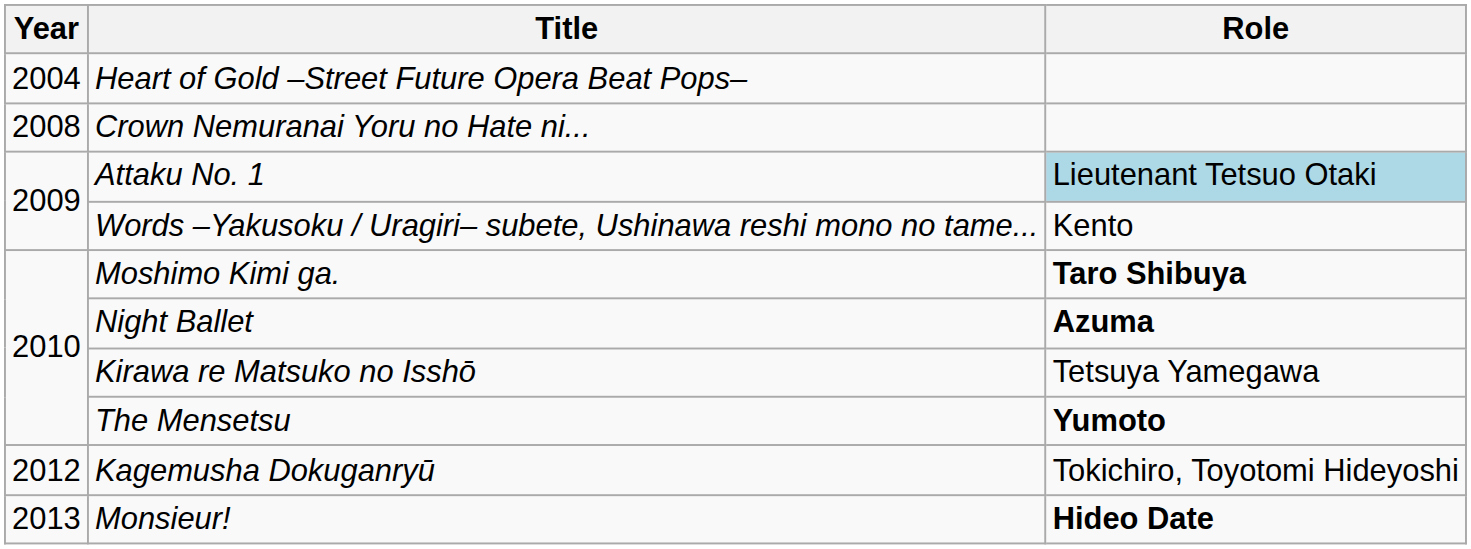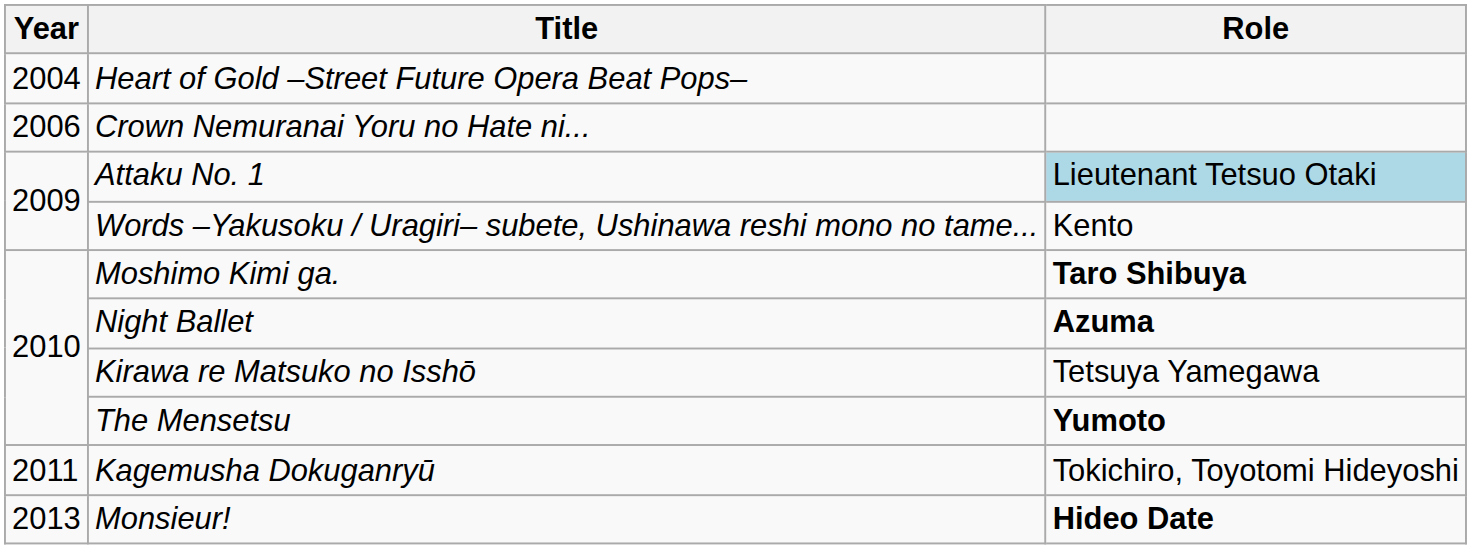(46, 126) 2008 -> (46, 126) 2006
(46, 469) 2012 -> (45, 469) 2011
